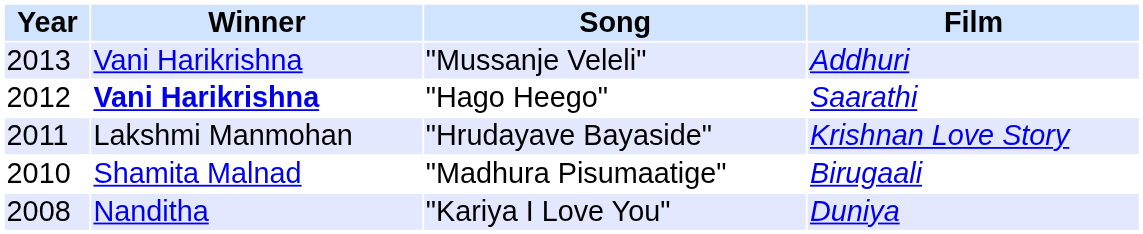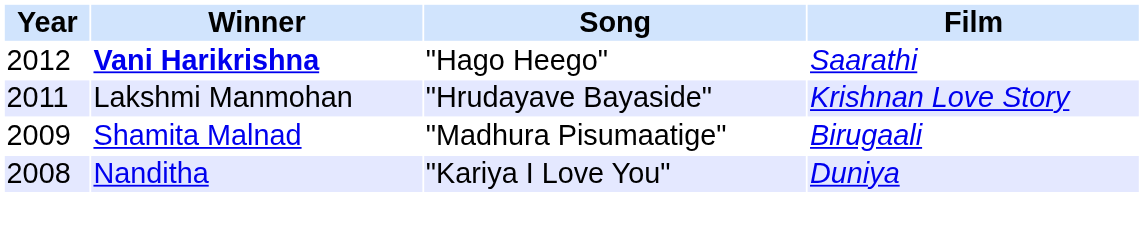- row: (536, 60)
(39, 173) 2010 -> (39, 135) 2009
